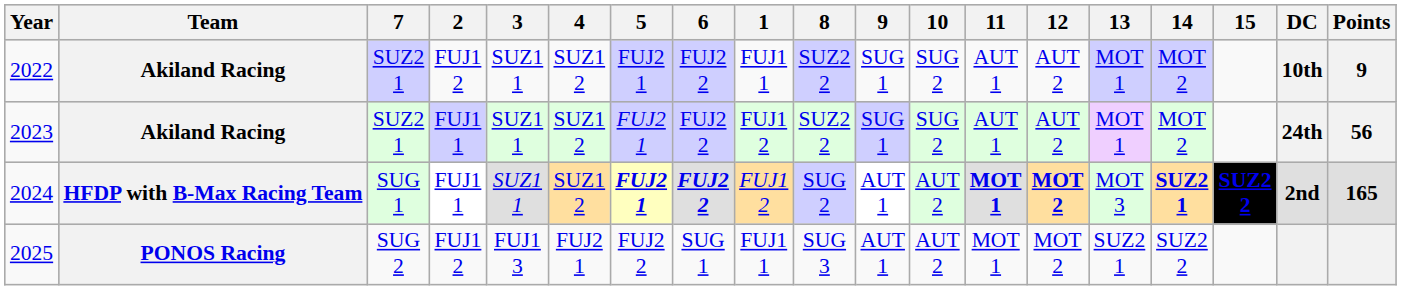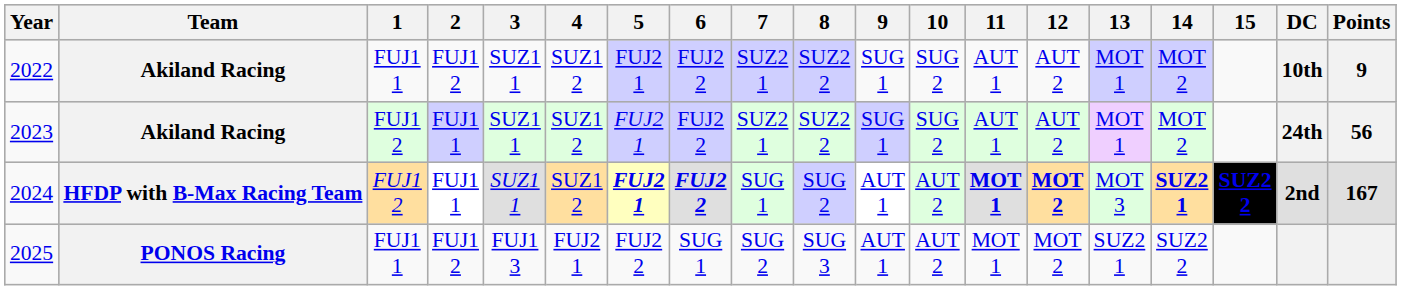columns swapped: (764, 21) <-> (398, 21)
(1362, 192) 165 -> (1362, 192) 167
